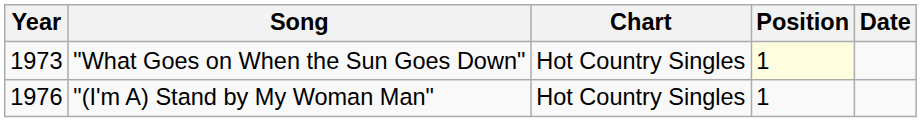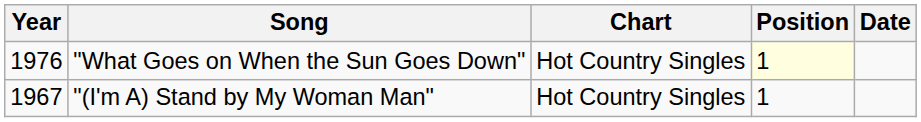(36, 60) 1973 -> (36, 60) 1976
(36, 97) 1976 -> (36, 97) 1967
